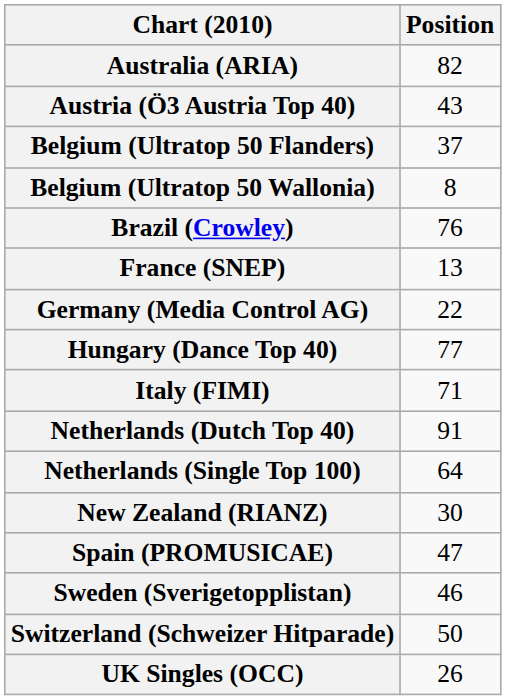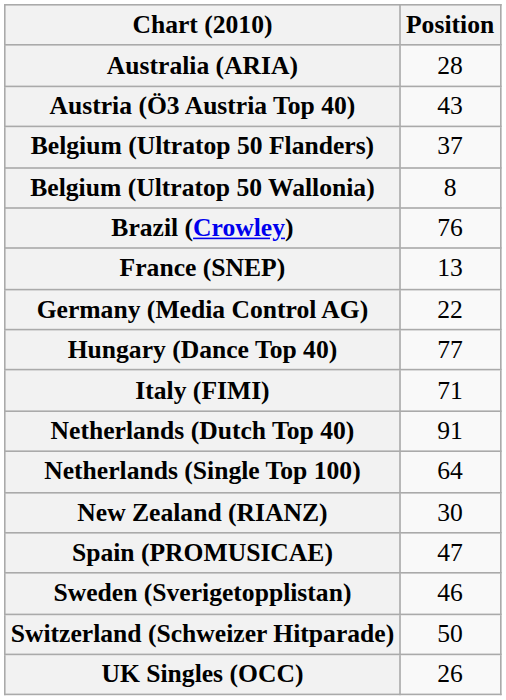(450, 65) 82 -> (450, 65) 28
